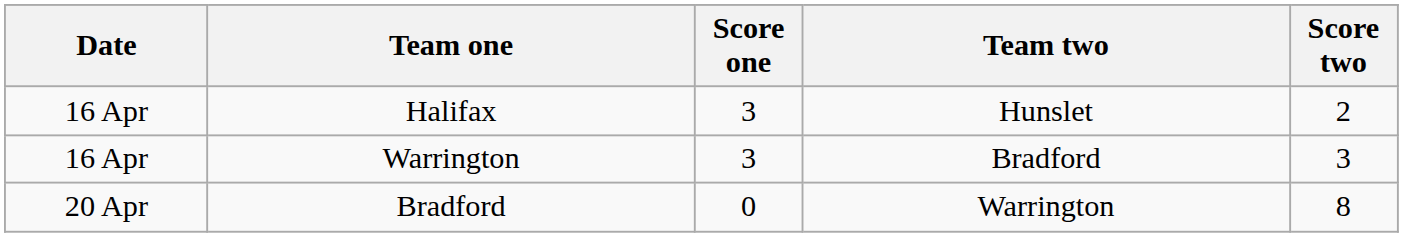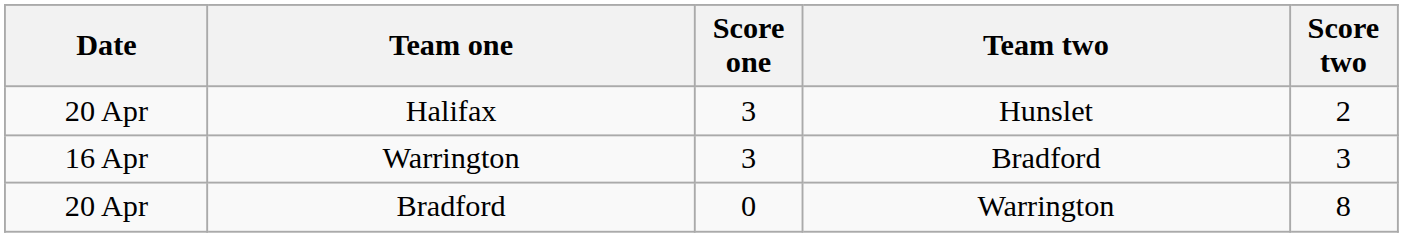(106, 110) 16 Apr -> (106, 110) 20 Apr
